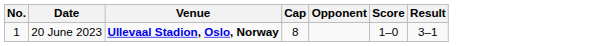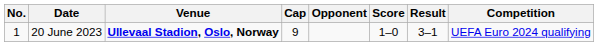+ column: (521, 13)
(295, 32) 8 -> (295, 32) 9
